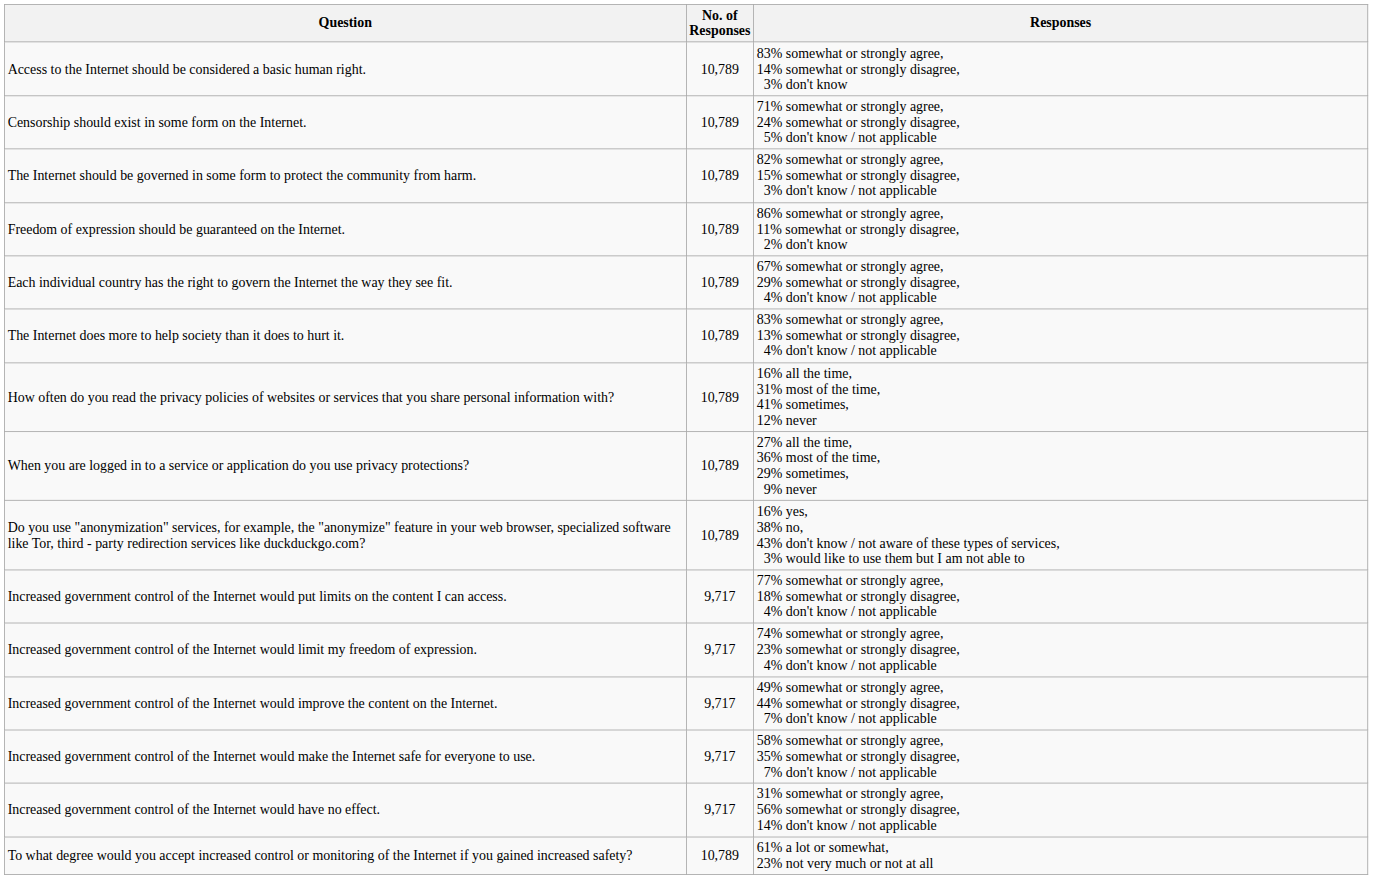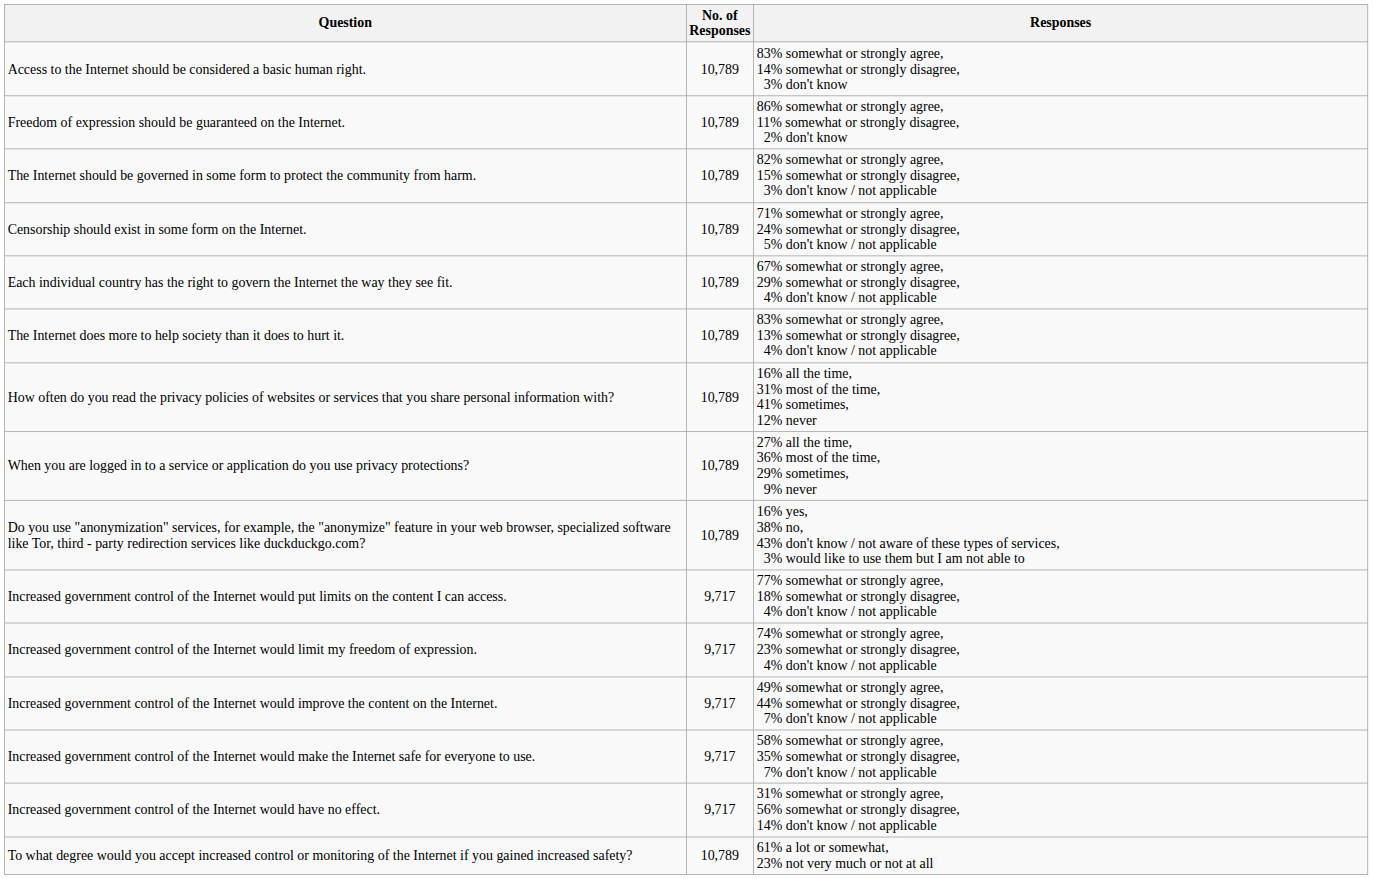rows swapped: (176, 229) <-> (157, 122)
